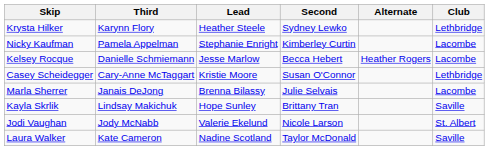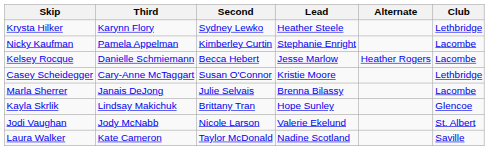columns swapped: (319, 12) <-> (238, 12)
(450, 106) Saville -> (454, 106) Glencoe
